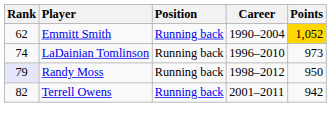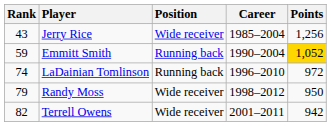+ row: (67, 33)
(22, 33) 62 -> (22, 53) 59
(314, 53) 973 -> (314, 72) 972
(22, 72) lavender background -> (22, 92) no background
(189, 72) Running back -> (189, 92) Wide receiver
(189, 92) Running back -> (189, 111) Wide receiver
